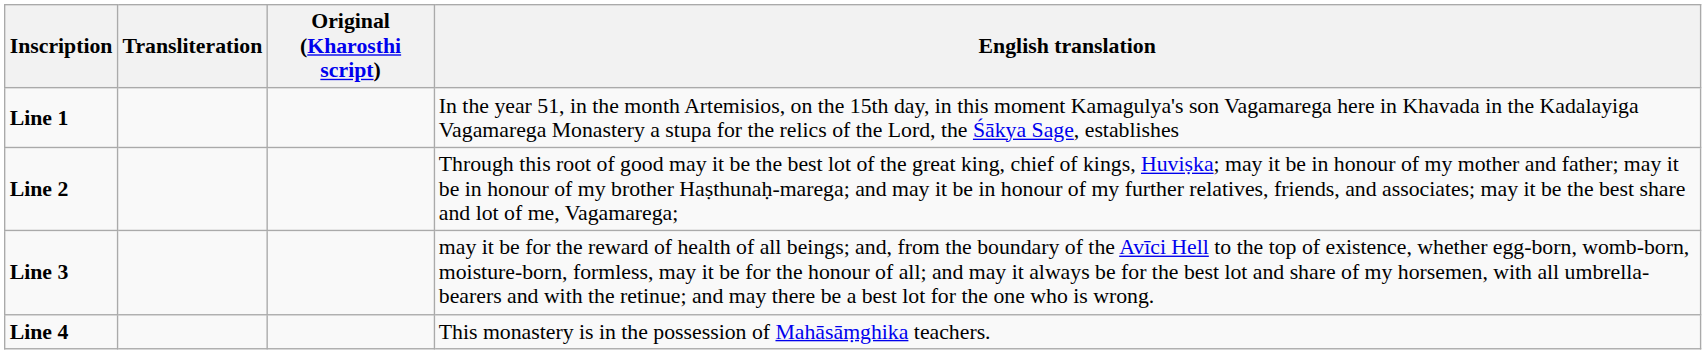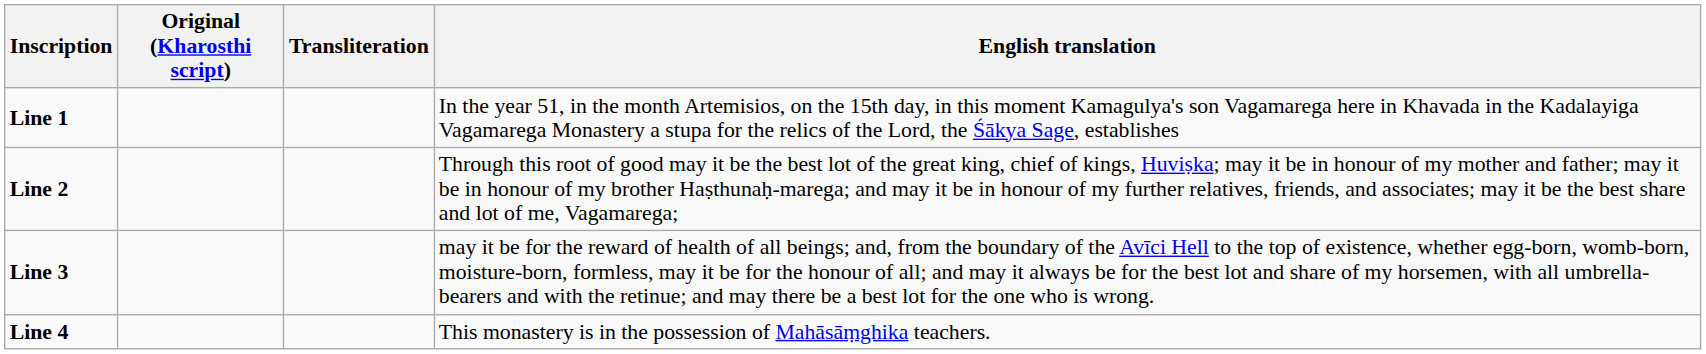columns swapped: (351, 46) <-> (192, 46)
